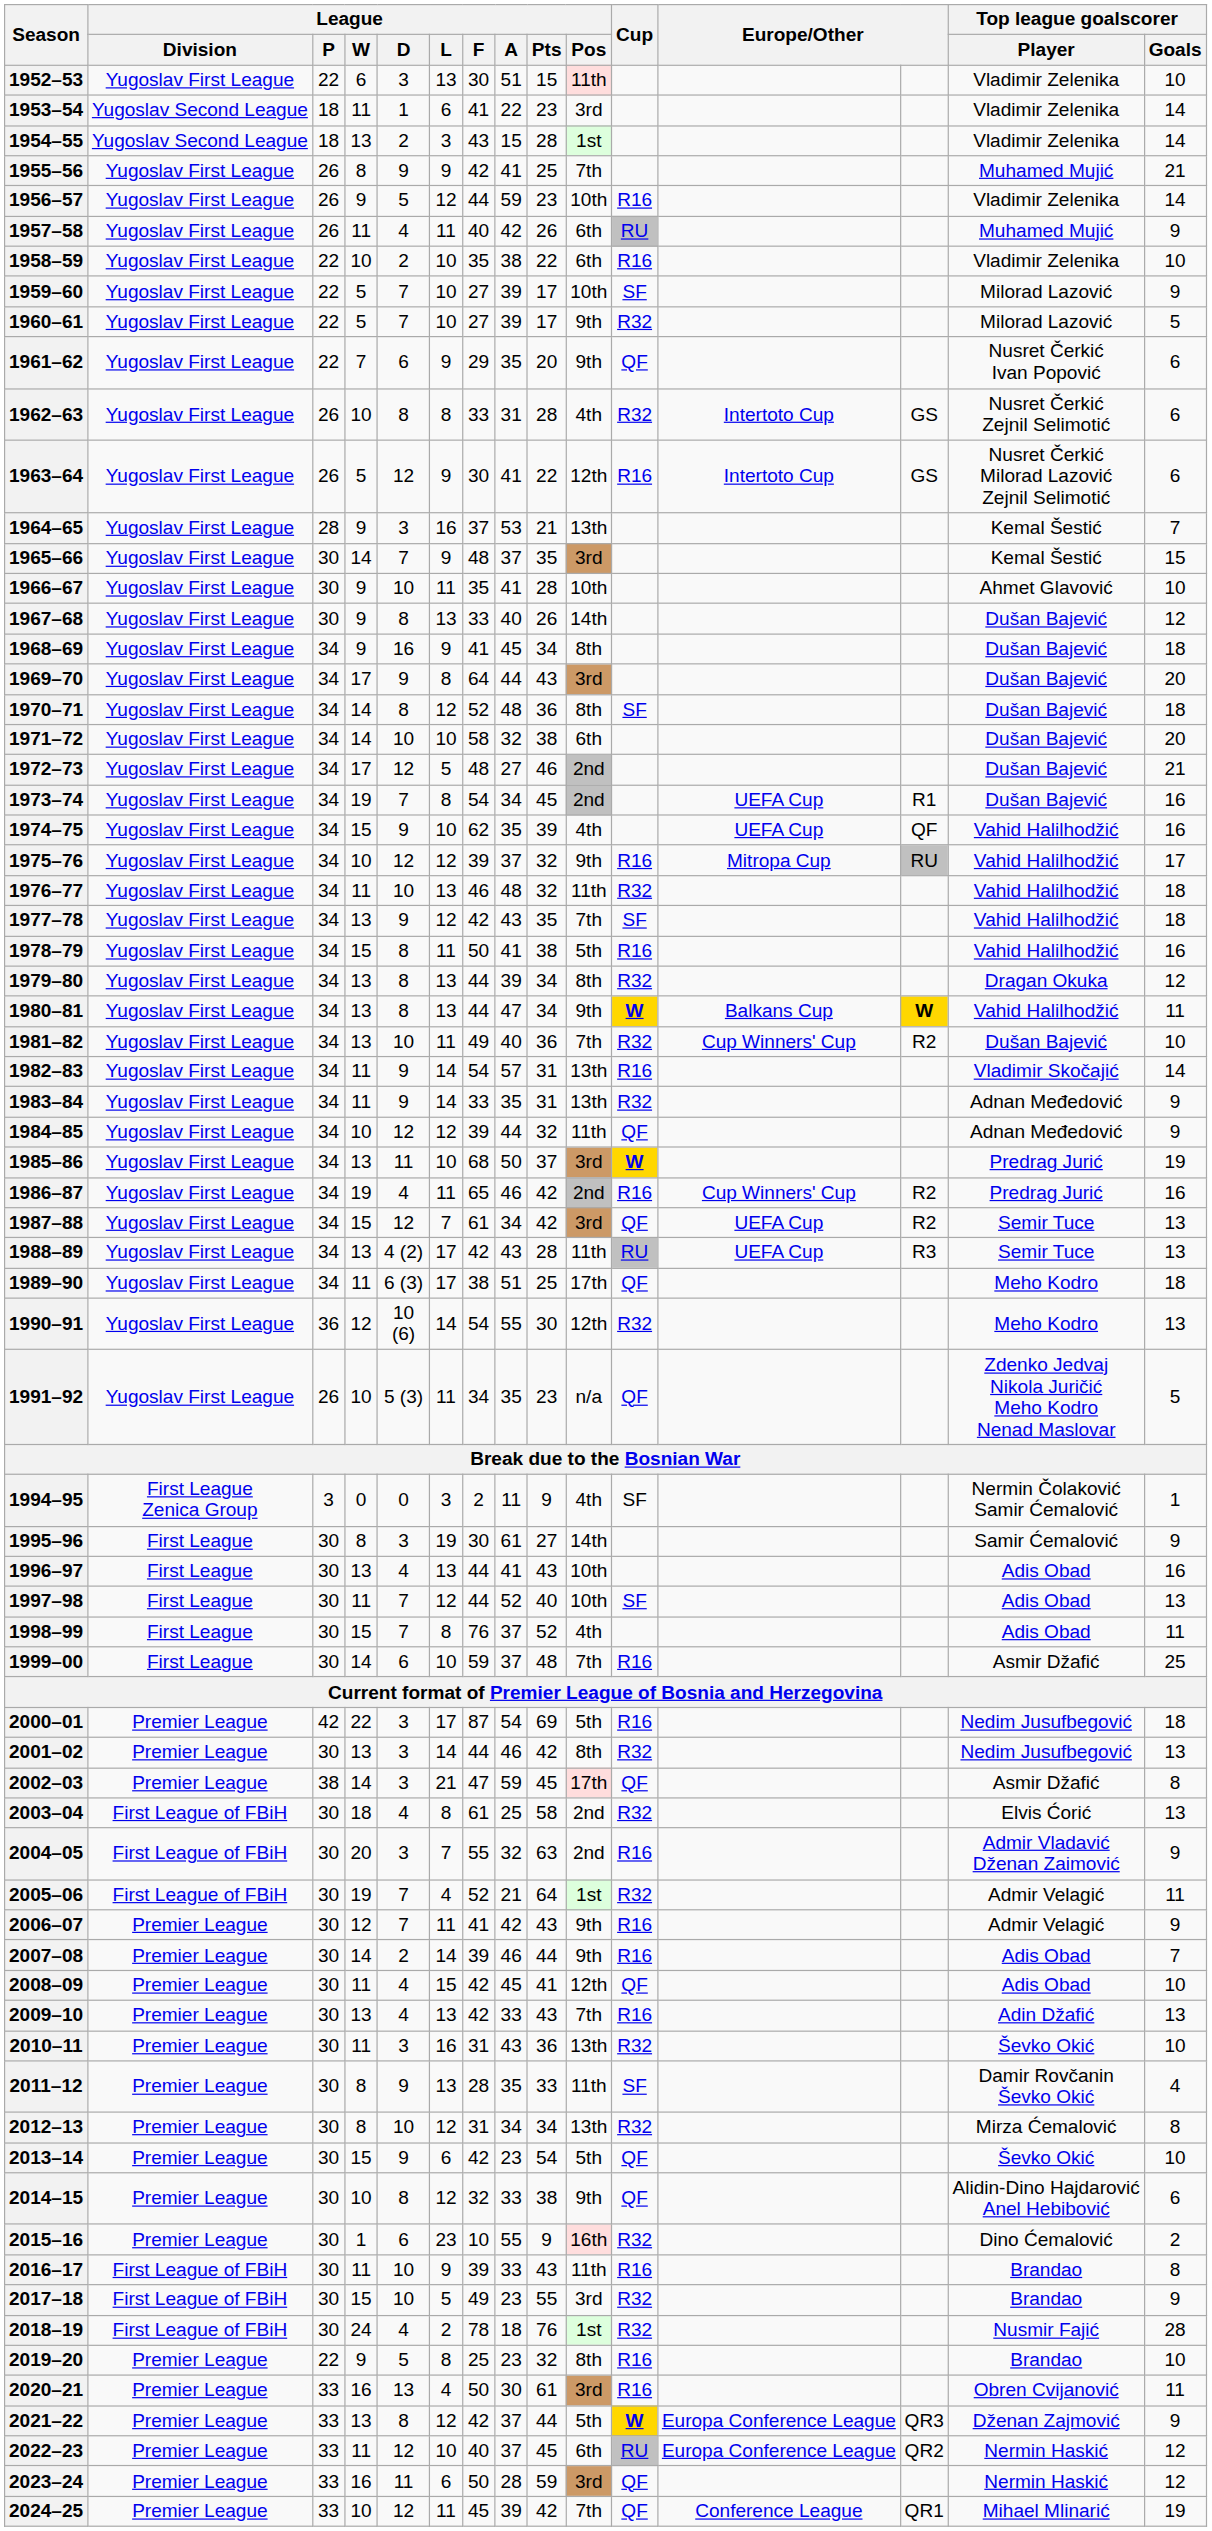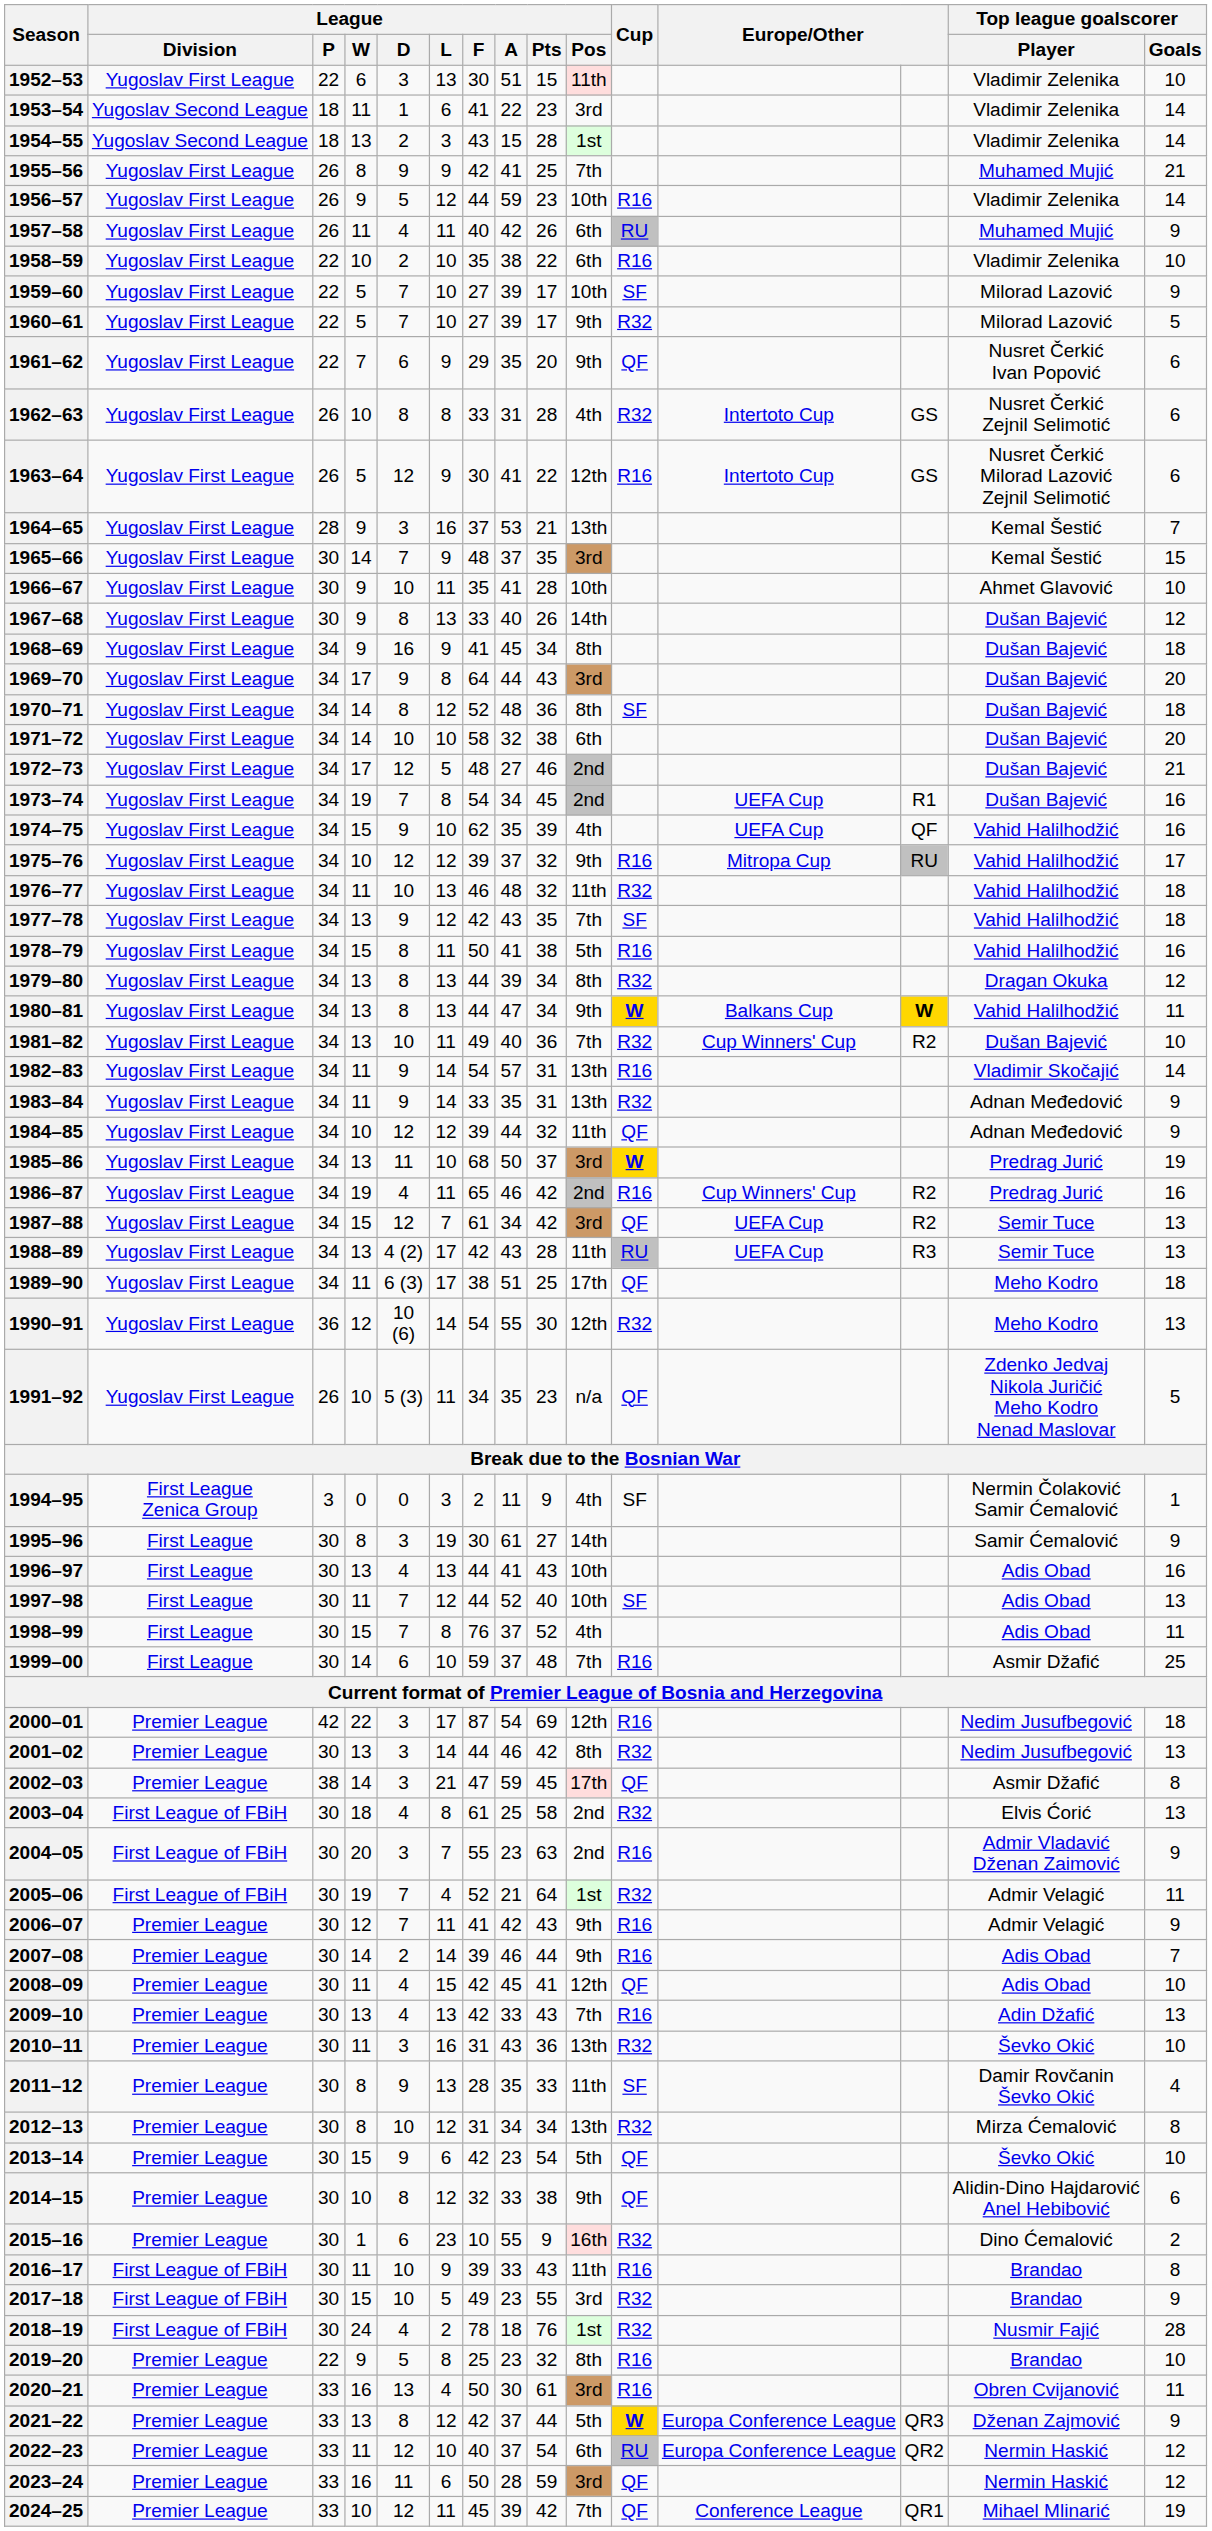(589, 1722) 5th -> (589, 1722) 12th
(511, 1853) 32 -> (511, 1853) 23
(547, 2450) 45 -> (547, 2450) 54
